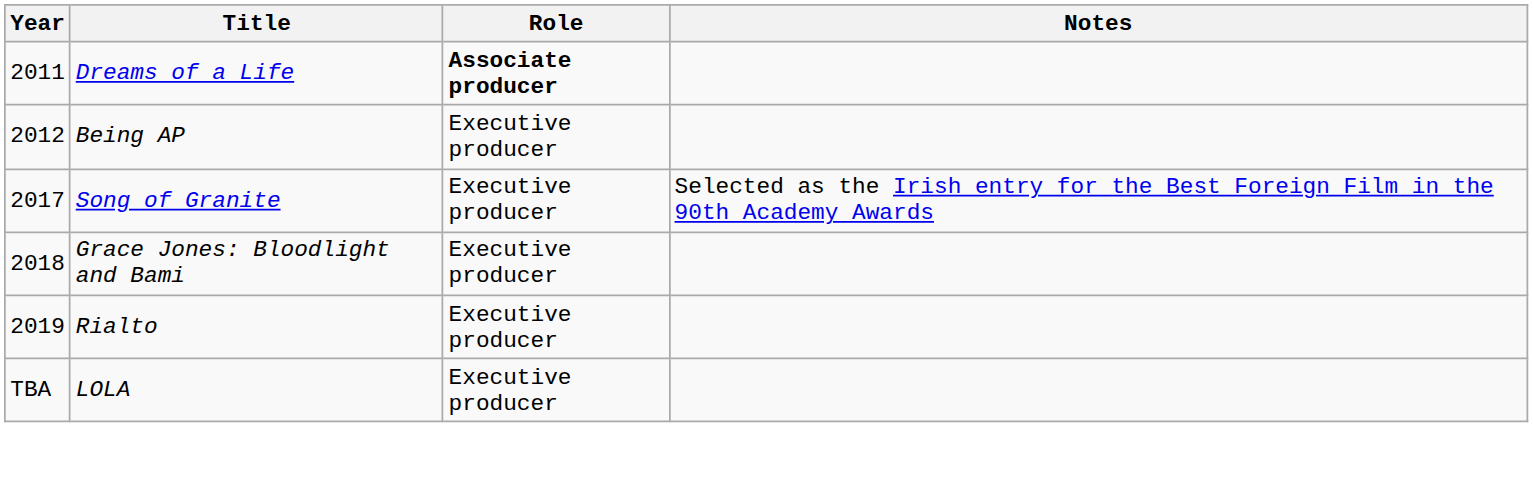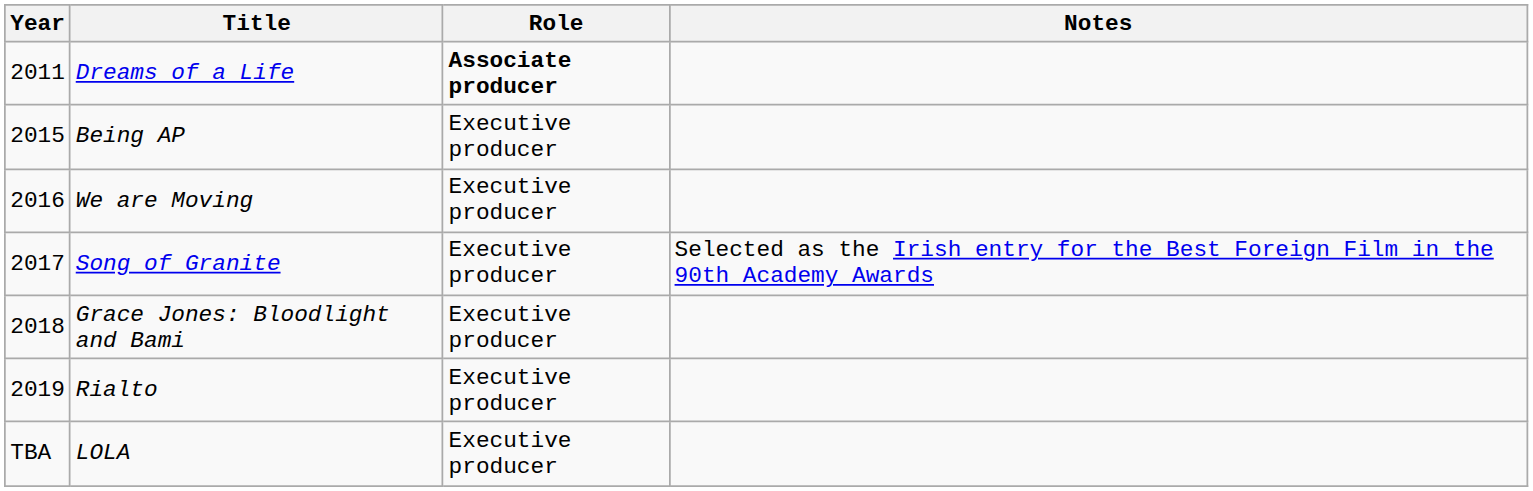(38, 137) 2012 -> (38, 137) 2015
+ row: (164, 200)
